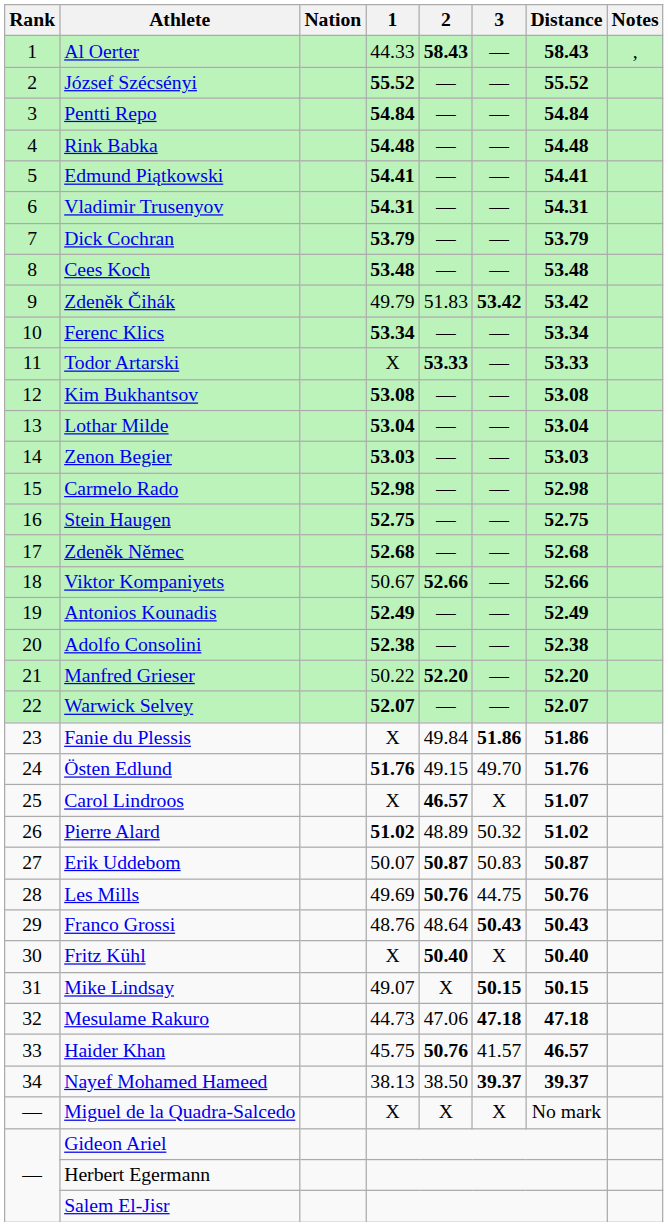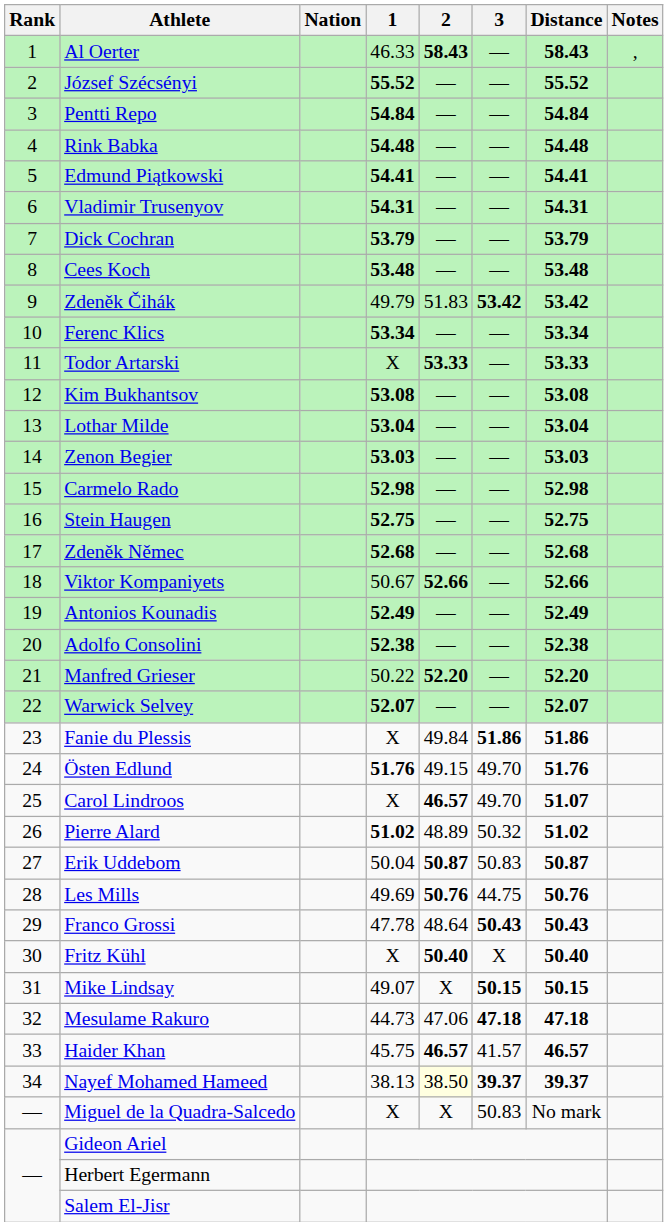(392, 51) 44.33 -> (392, 51) 46.33
(499, 800) X -> (499, 800) 49.70
(392, 862) 50.07 -> (392, 862) 50.04
(392, 925) 48.76 -> (392, 925) 47.78
(446, 1050) 50.76 -> (446, 1050) 46.57
(446, 1081) no background -> (446, 1081) lightyellow background
(499, 1112) X -> (499, 1112) 50.83
